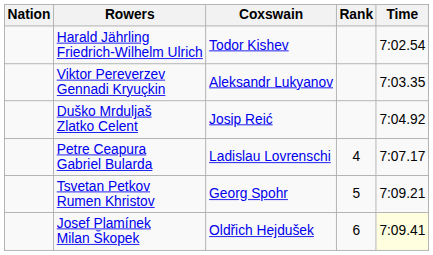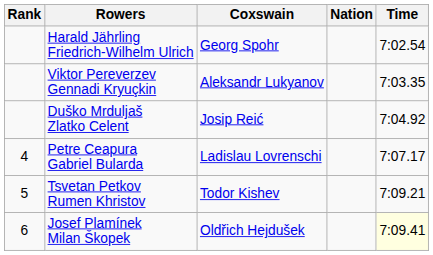columns swapped: (356, 15) <-> (29, 15)
(249, 44) Todor Kishev -> (239, 44) Georg Spohr
(249, 194) Georg Spohr -> (240, 194) Todor Kishev
